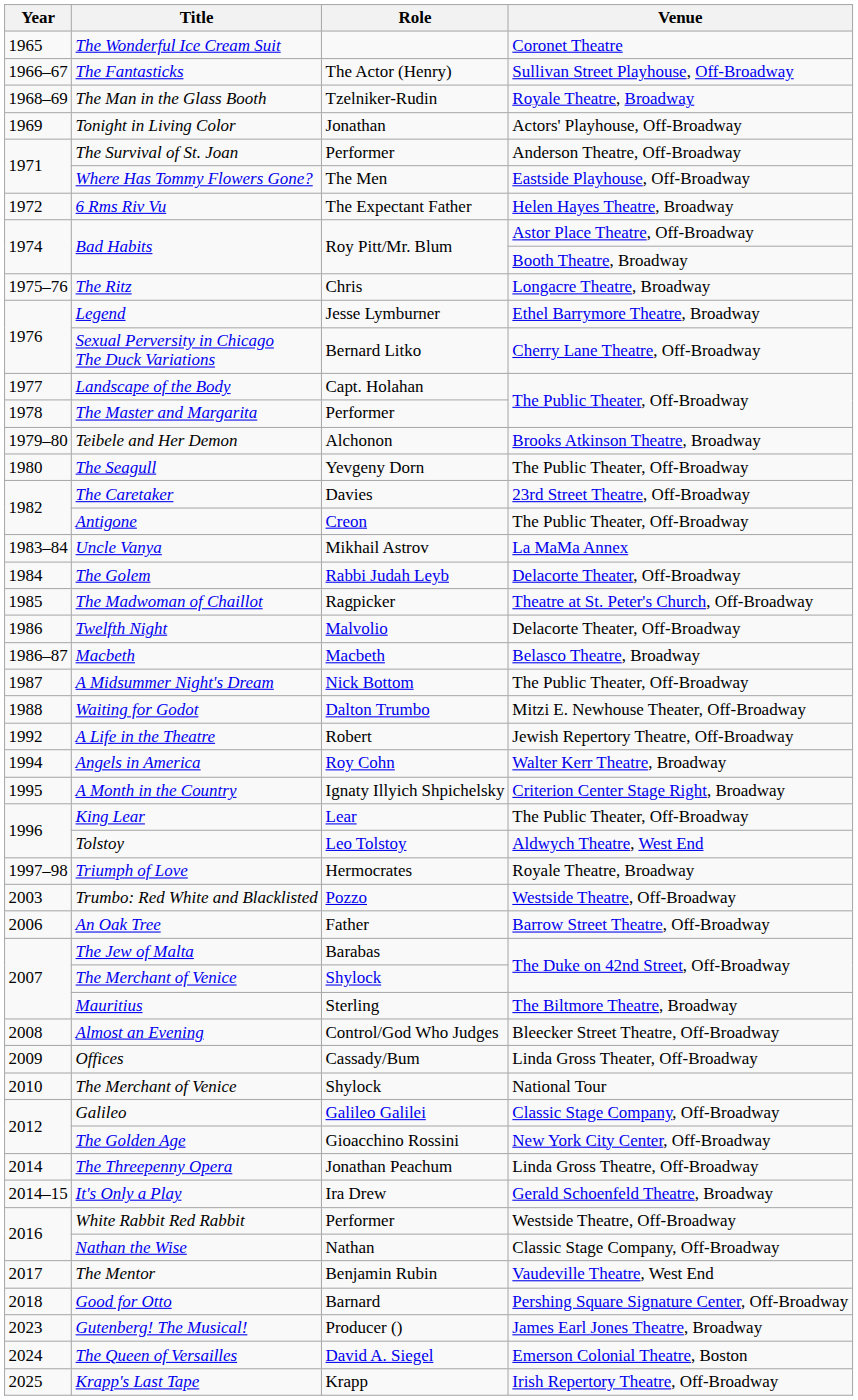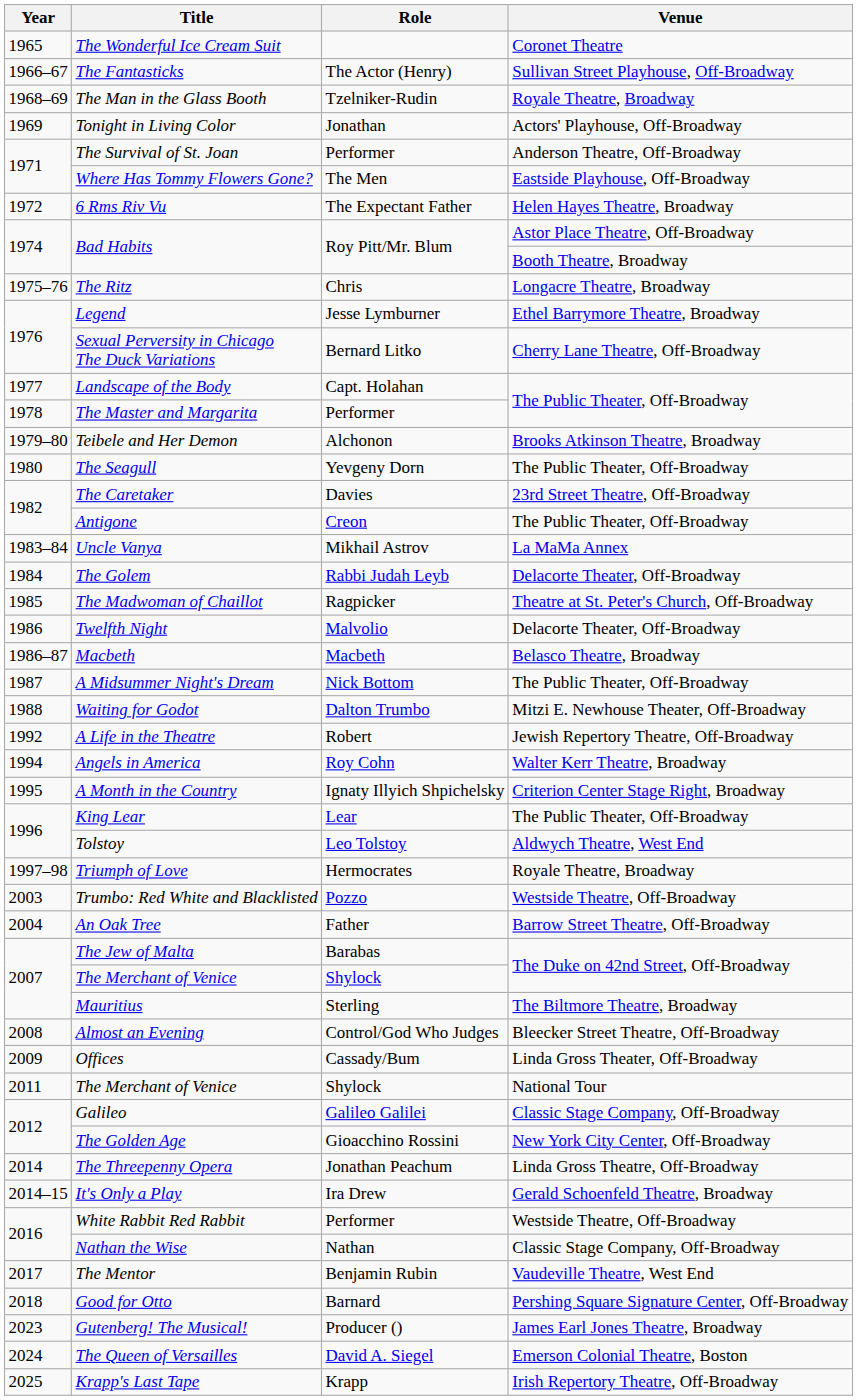(25, 924) 2006 -> (25, 924) 2004
(25, 1086) 2010 -> (25, 1086) 2011
